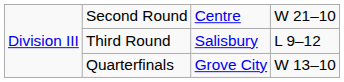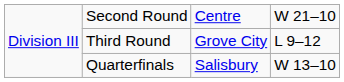(226, 41) Salisbury -> (231, 41) Grove City
(231, 65) Grove City -> (226, 65) Salisbury
